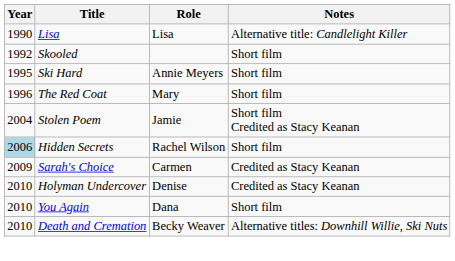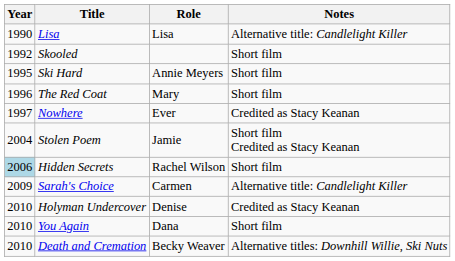+ row: (60, 113)
(295, 166) Credited as Stacy Keanan -> (319, 186) Alternative title: Candlelight Killer
